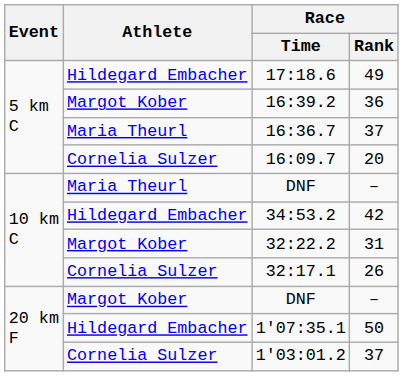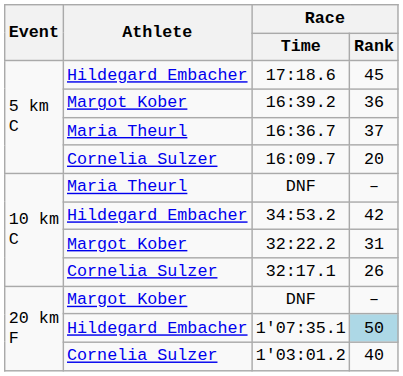(374, 75) 49 -> (374, 75) 45
(374, 328) no background -> (374, 328) lightblue background
(374, 356) 37 -> (374, 356) 40
